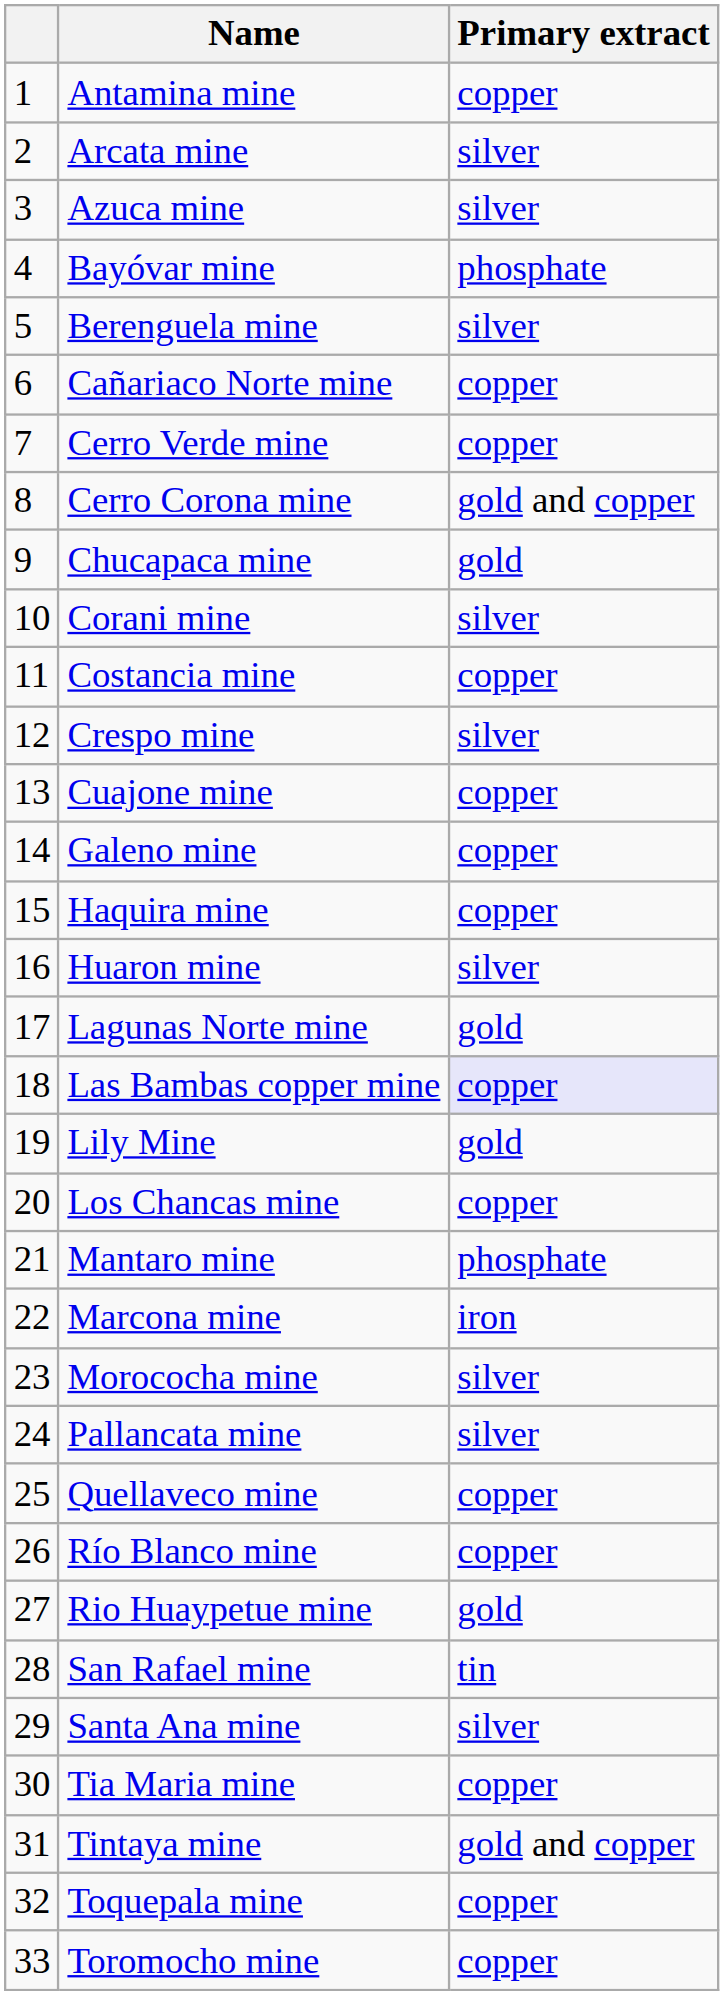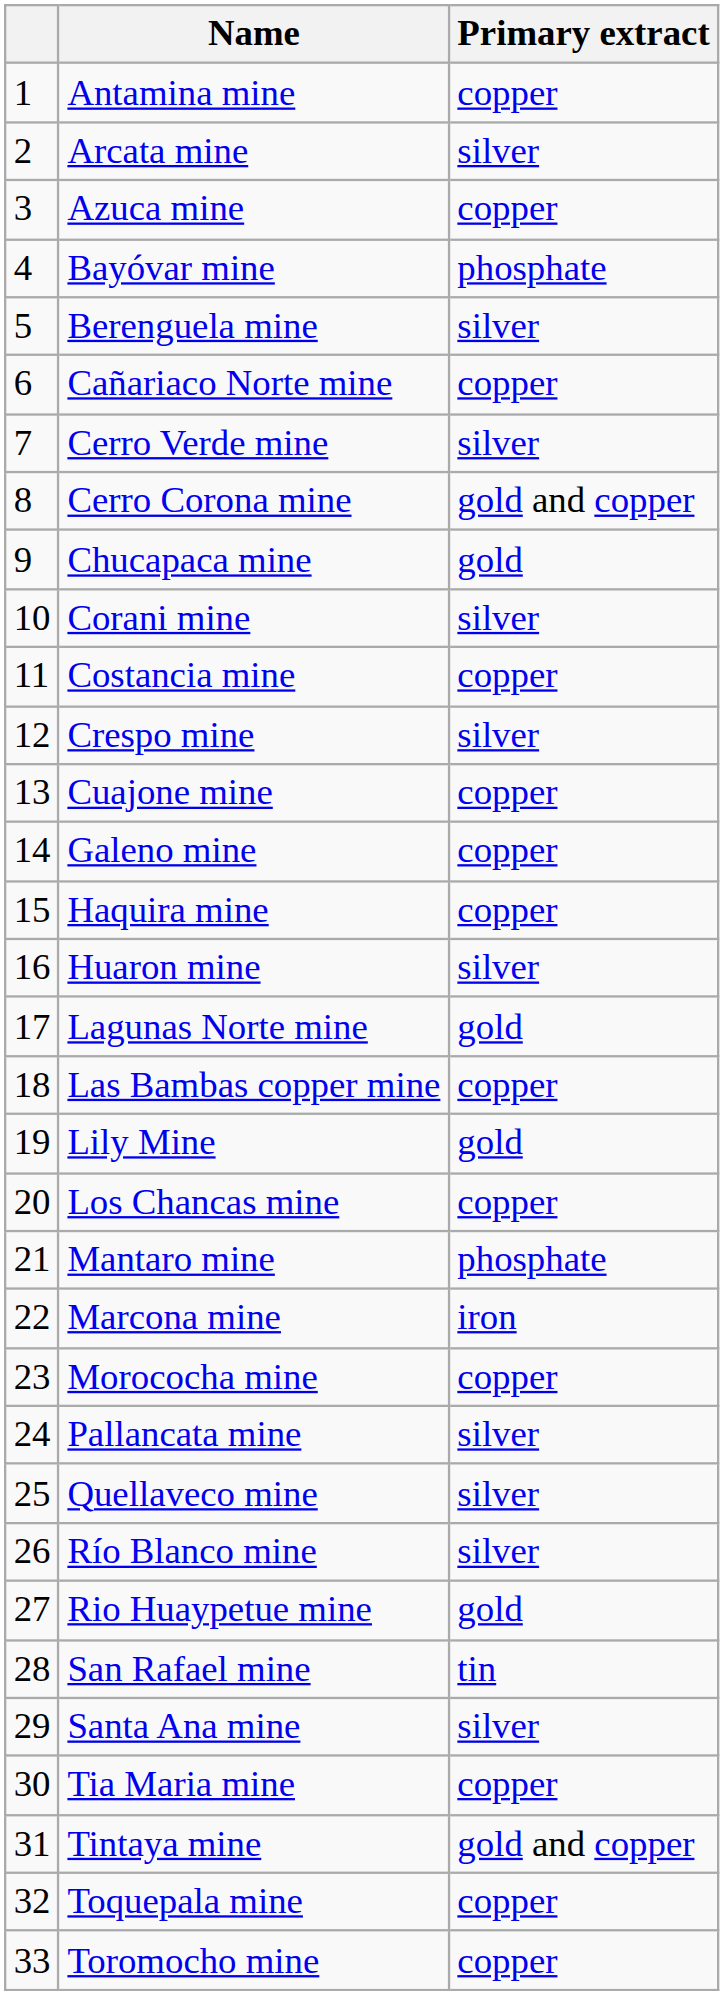(498, 208) silver -> (507, 208) copper
(507, 442) copper -> (498, 442) silver
(507, 1084) lavender background -> (507, 1084) no background
(498, 1376) silver -> (507, 1376) copper
(507, 1492) copper -> (498, 1492) silver
(507, 1551) copper -> (498, 1551) silver
